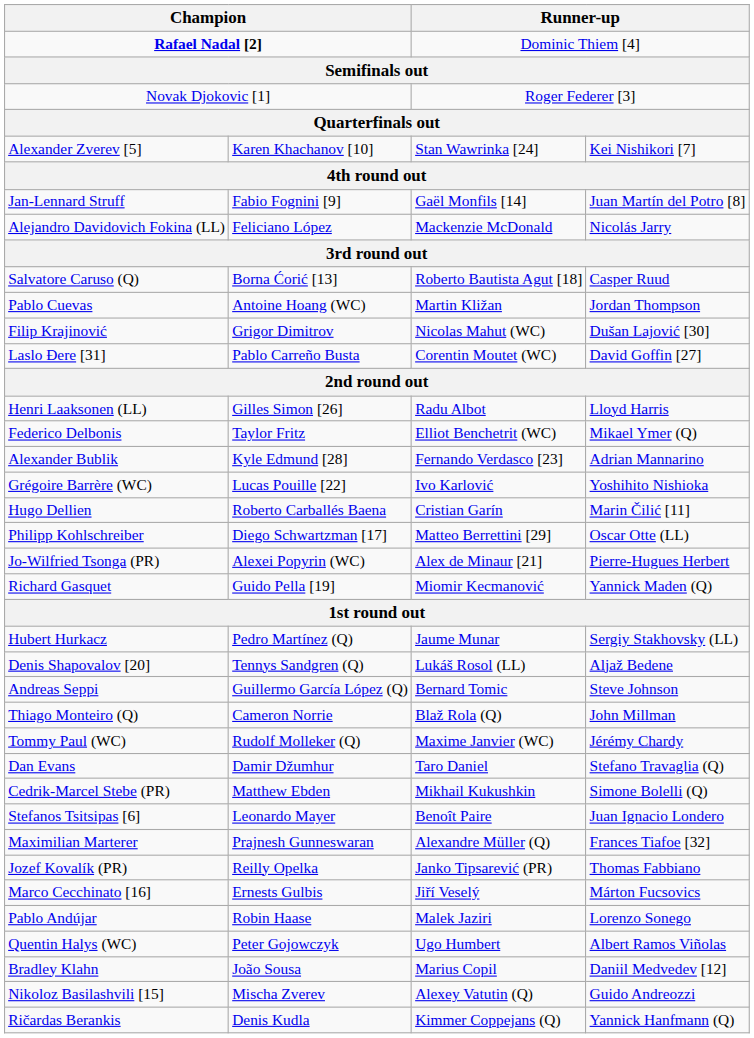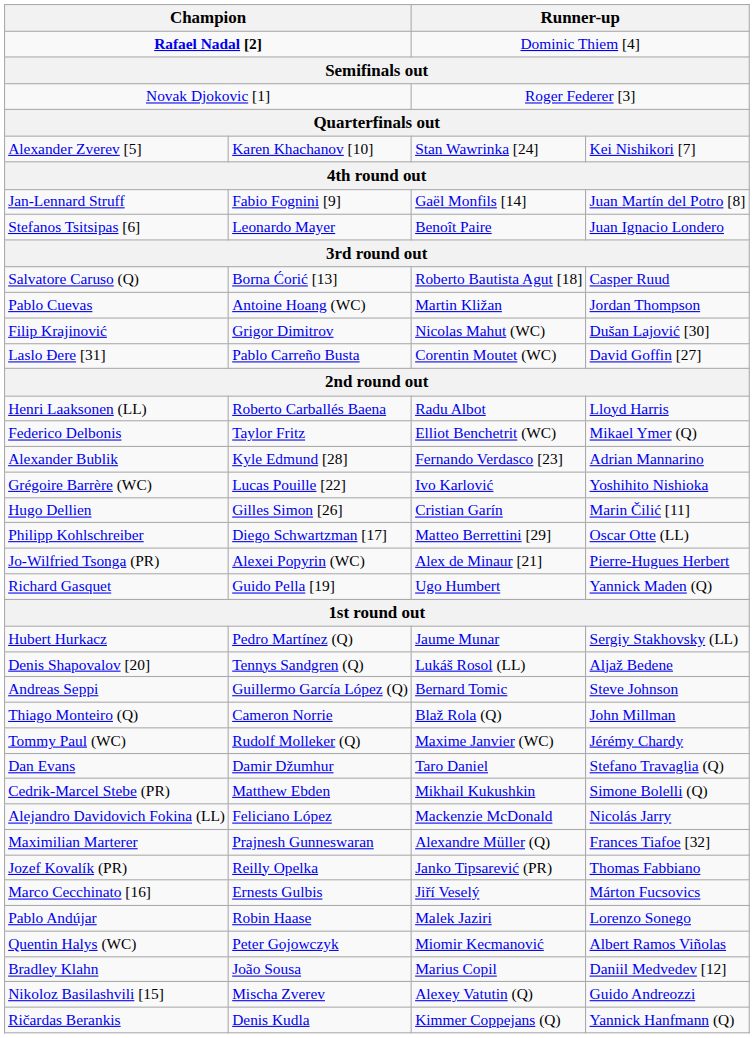rows swapped: (74, 817) <-> (117, 227)
(287, 408) Gilles Simon [26] -> (309, 408) Roberto Carballés Baena
(309, 510) Roberto Carballés Baena -> (287, 510) Gilles Simon [26]
(479, 586) Miomir Kecmanović -> (458, 586) Ugo Humbert
(458, 944) Ugo Humbert -> (479, 944) Miomir Kecmanović
